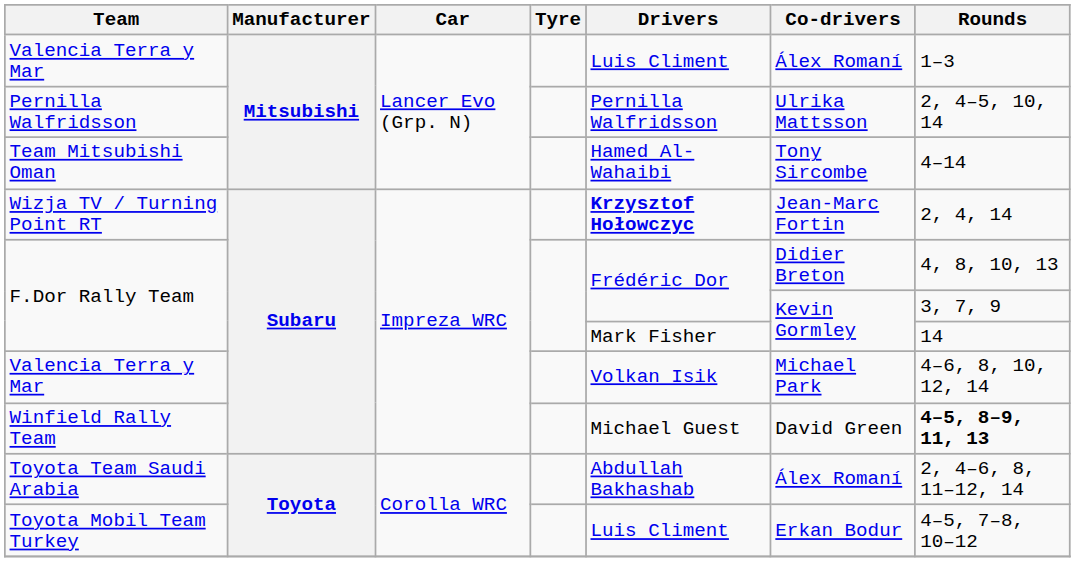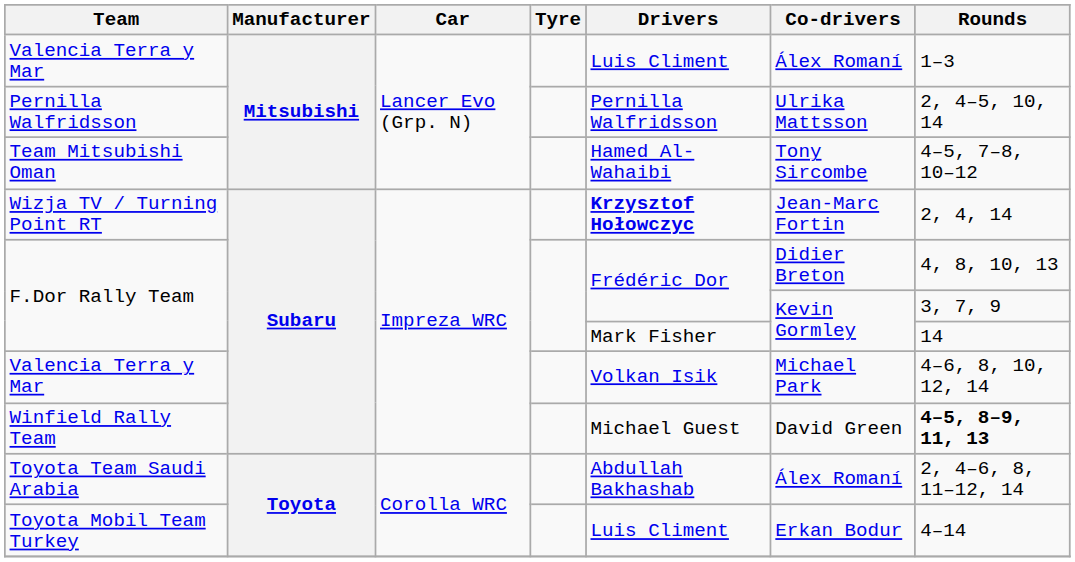(943, 163) 4–14 -> (972, 163) 4–5, 7–8, 10–12
(972, 531) 4–5, 7–8, 10–12 -> (943, 531) 4–14
